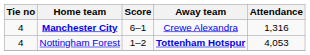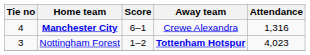(21, 43) 4 -> (21, 43) 3
(276, 43) 4,053 -> (276, 43) 4,023
